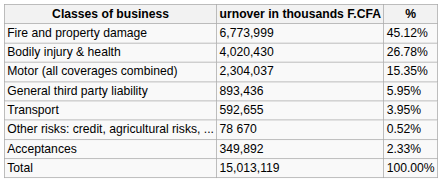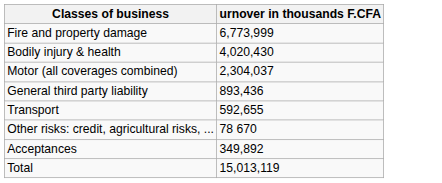- column: (411, 14)
